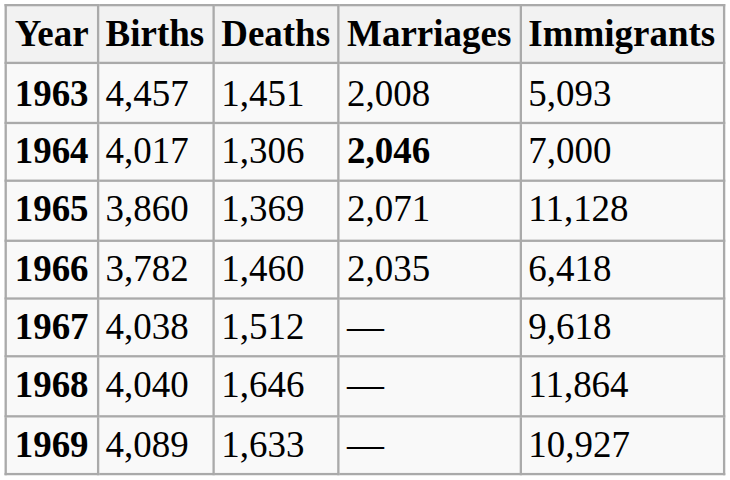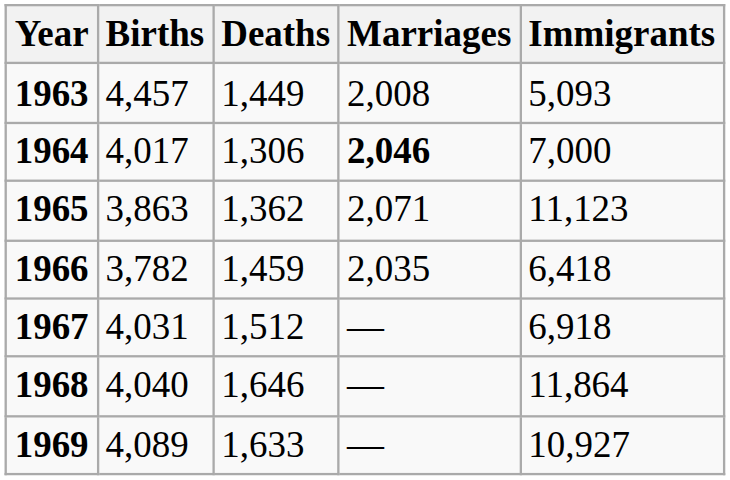(263, 92) 1,451 -> (263, 92) 1,449
(147, 209) 3,860 -> (147, 209) 3,863
(263, 209) 1,369 -> (263, 209) 1,362
(578, 209) 11,128 -> (578, 209) 11,123
(263, 268) 1,460 -> (263, 268) 1,459
(147, 326) 4,038 -> (147, 326) 4,031
(570, 326) 9,618 -> (570, 326) 6,918
